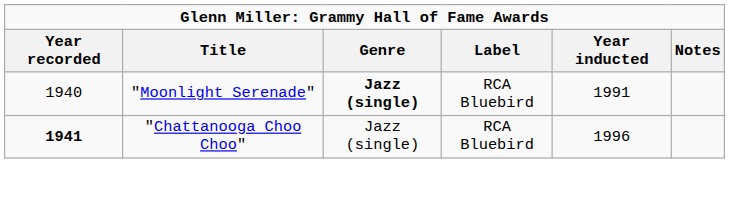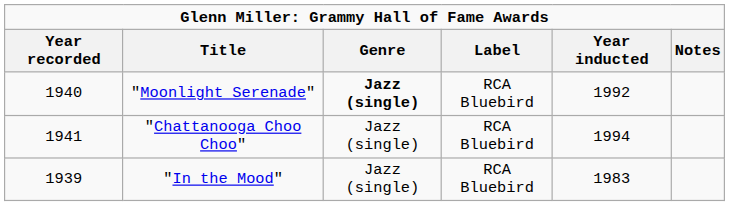(612, 94) 1991 -> (612, 94) 1992
(64, 136) bold -> (64, 136) normal
(612, 136) 1996 -> (612, 136) 1994
+ row: (223, 179)
